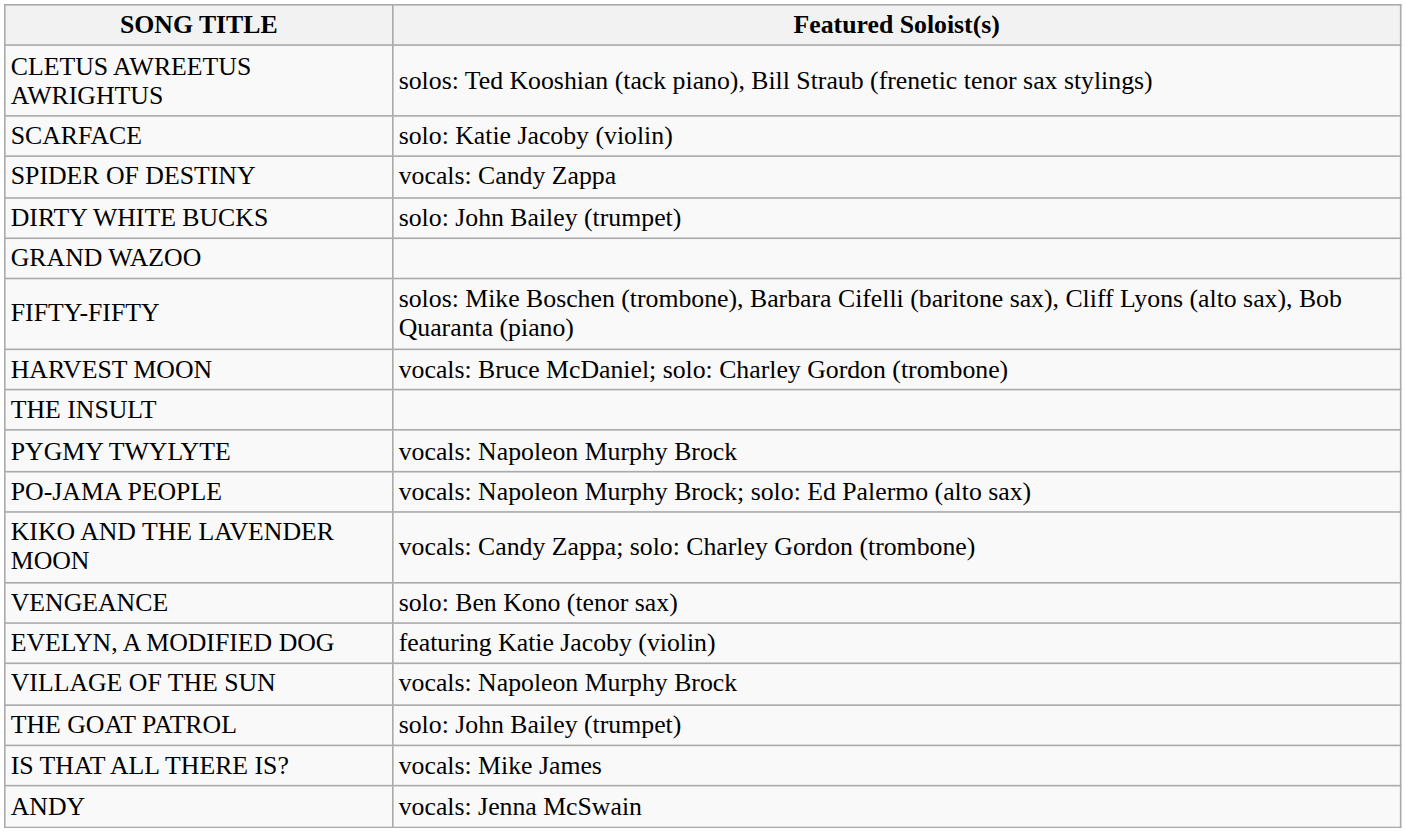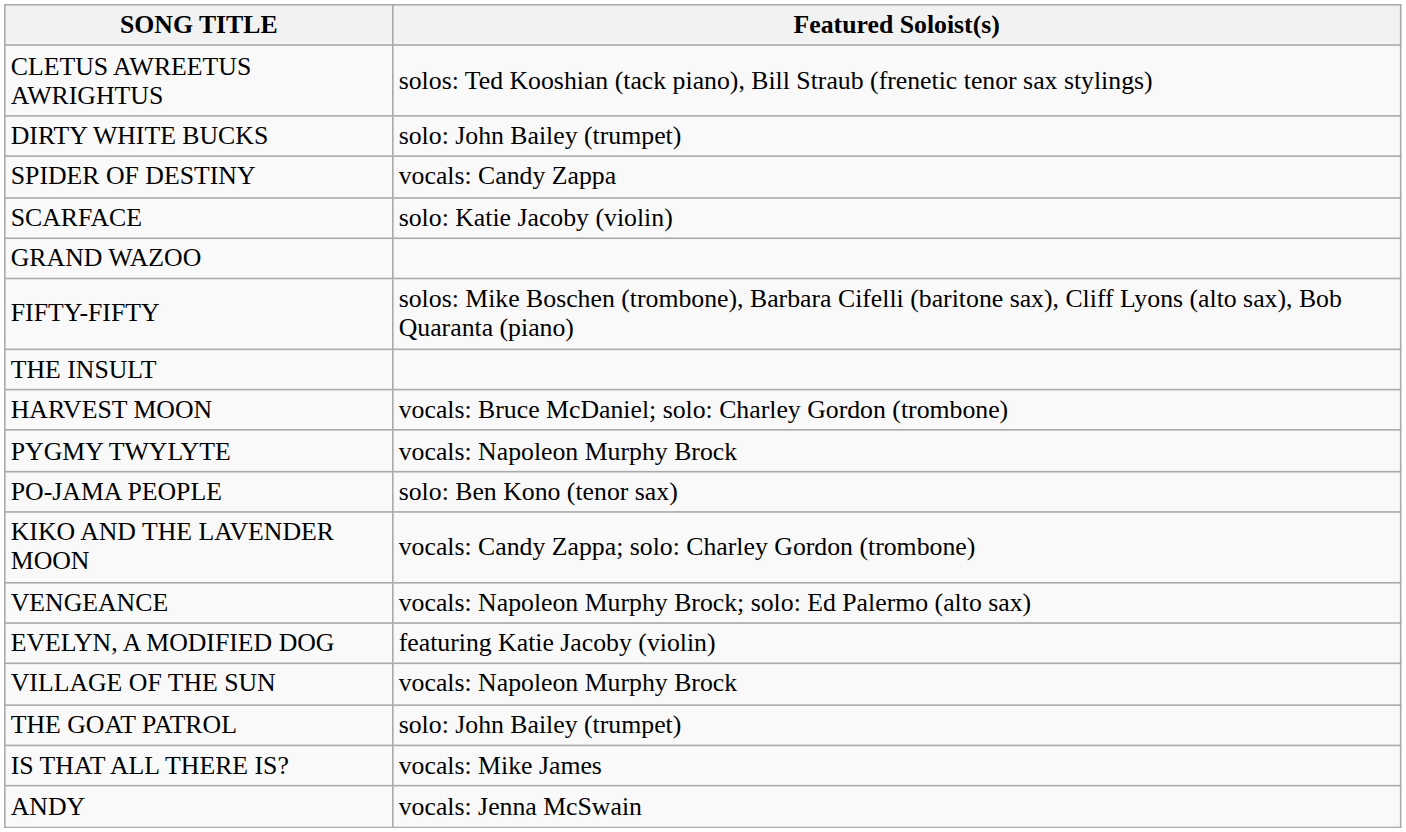rows swapped: (139, 217) <-> (76, 135)
rows swapped: (84, 409) <-> (111, 368)
(715, 491) vocals: Napoleon Murphy Brock; solo: Ed Palermo (alto sax) -> (538, 491) solo: Ben Kono (tenor sax)
(538, 602) solo: Ben Kono (tenor sax) -> (715, 602) vocals: Napoleon Murphy Brock; solo: Ed Palermo (alto sax)
